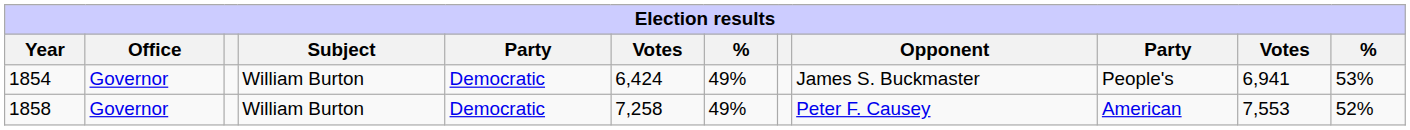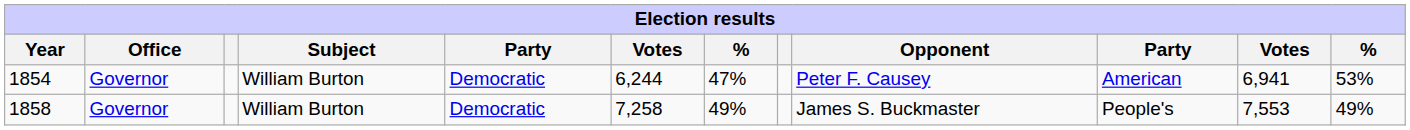(639, 79) 6,424 -> (639, 79) 6,244
(727, 79) 49% -> (727, 79) 47%
(888, 79) James S. Buckmaster -> (863, 79) Peter F. Causey
(1138, 79) People's -> (1142, 79) American
(863, 109) Peter F. Causey -> (888, 109) James S. Buckmaster
(1142, 109) American -> (1138, 109) People's
(1355, 109) 52% -> (1355, 109) 49%
